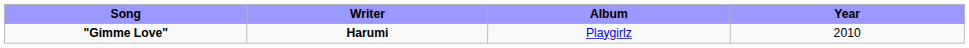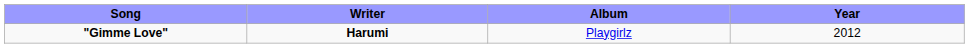(847, 33) 2010 -> (847, 33) 2012
